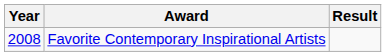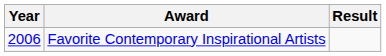(24, 39) 2008 -> (24, 39) 2006
